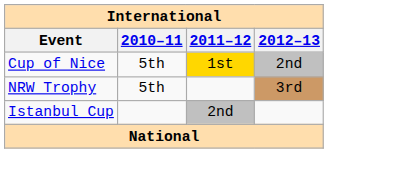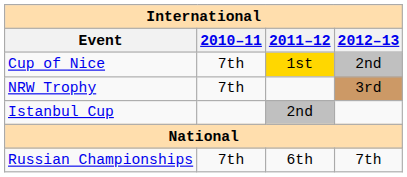(152, 64) 5th -> (231, 64) 7th
(152, 88) 5th -> (231, 88) 7th
+ row: (101, 160)
